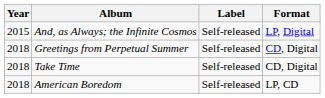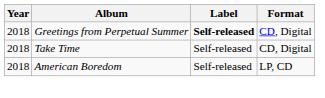- row: (116, 31)
(231, 48) normal -> (224, 31) bold
